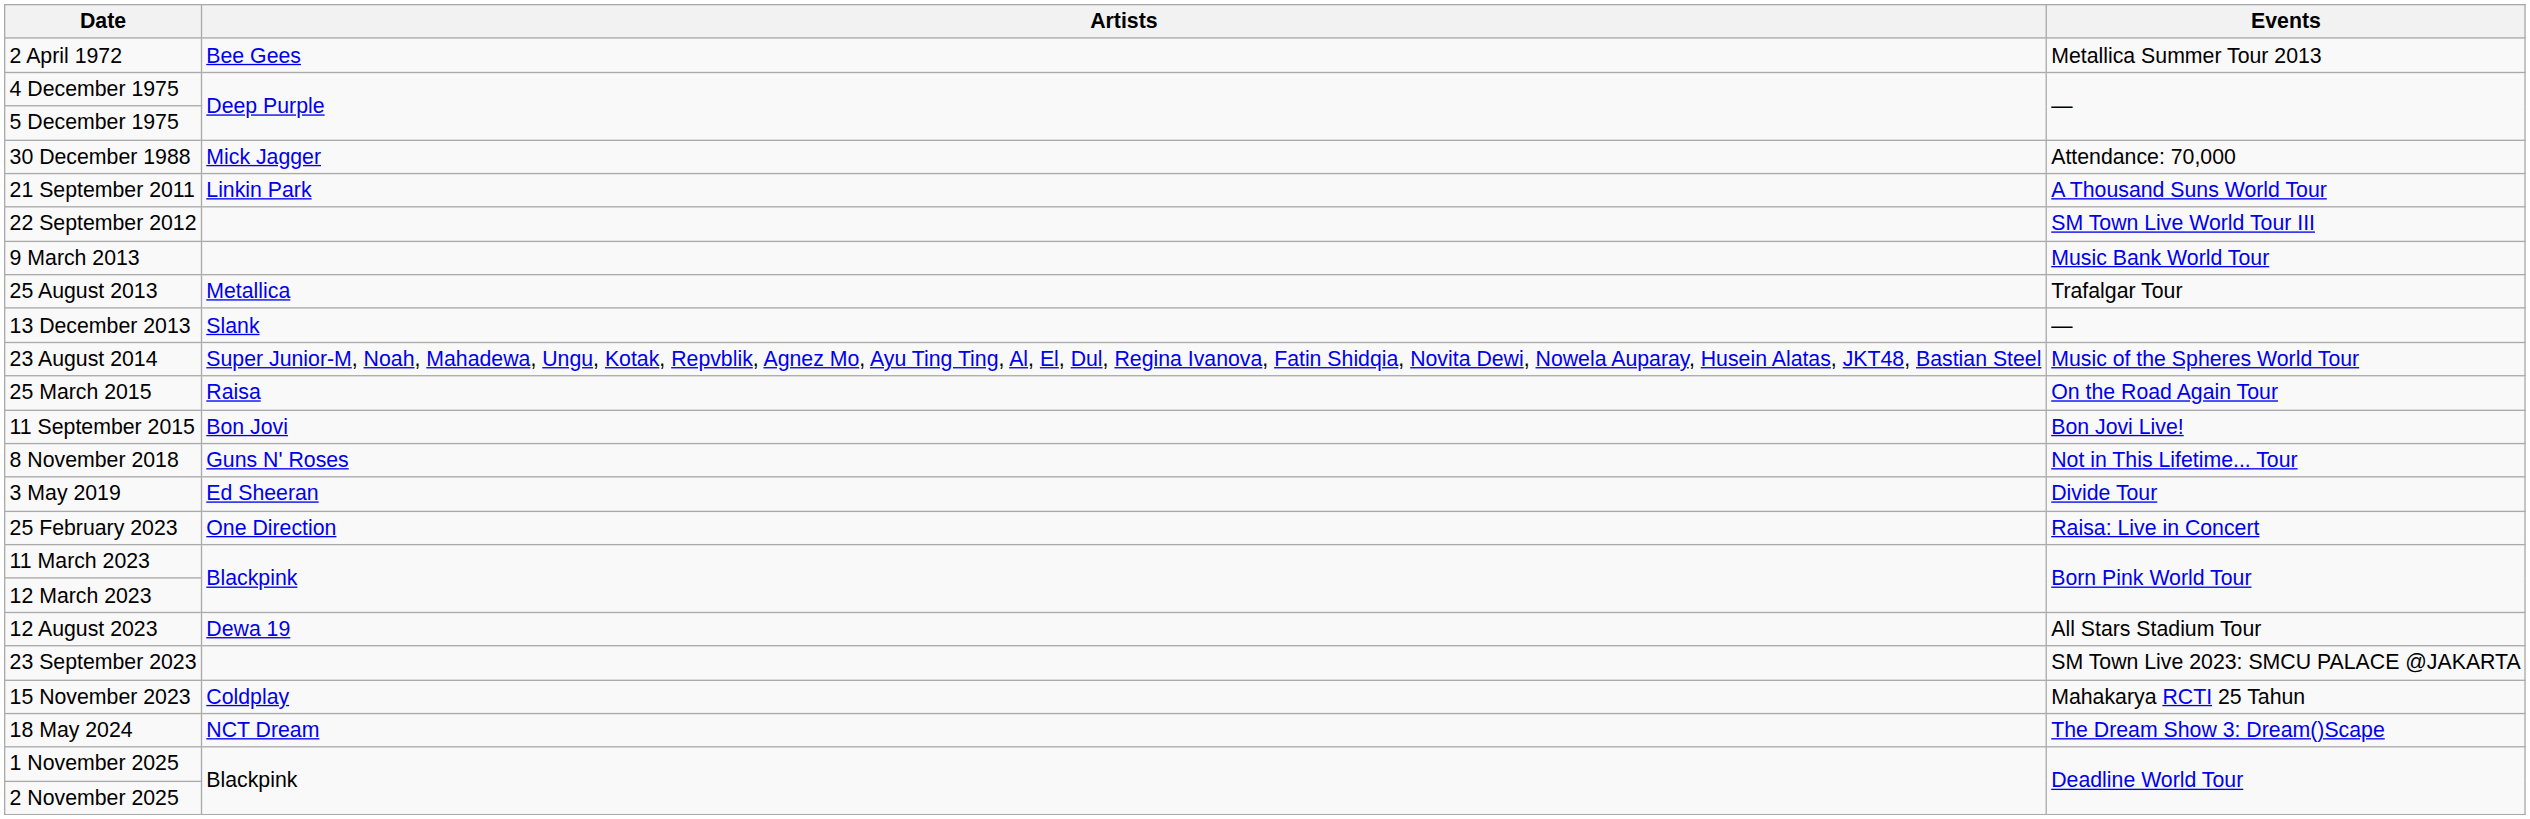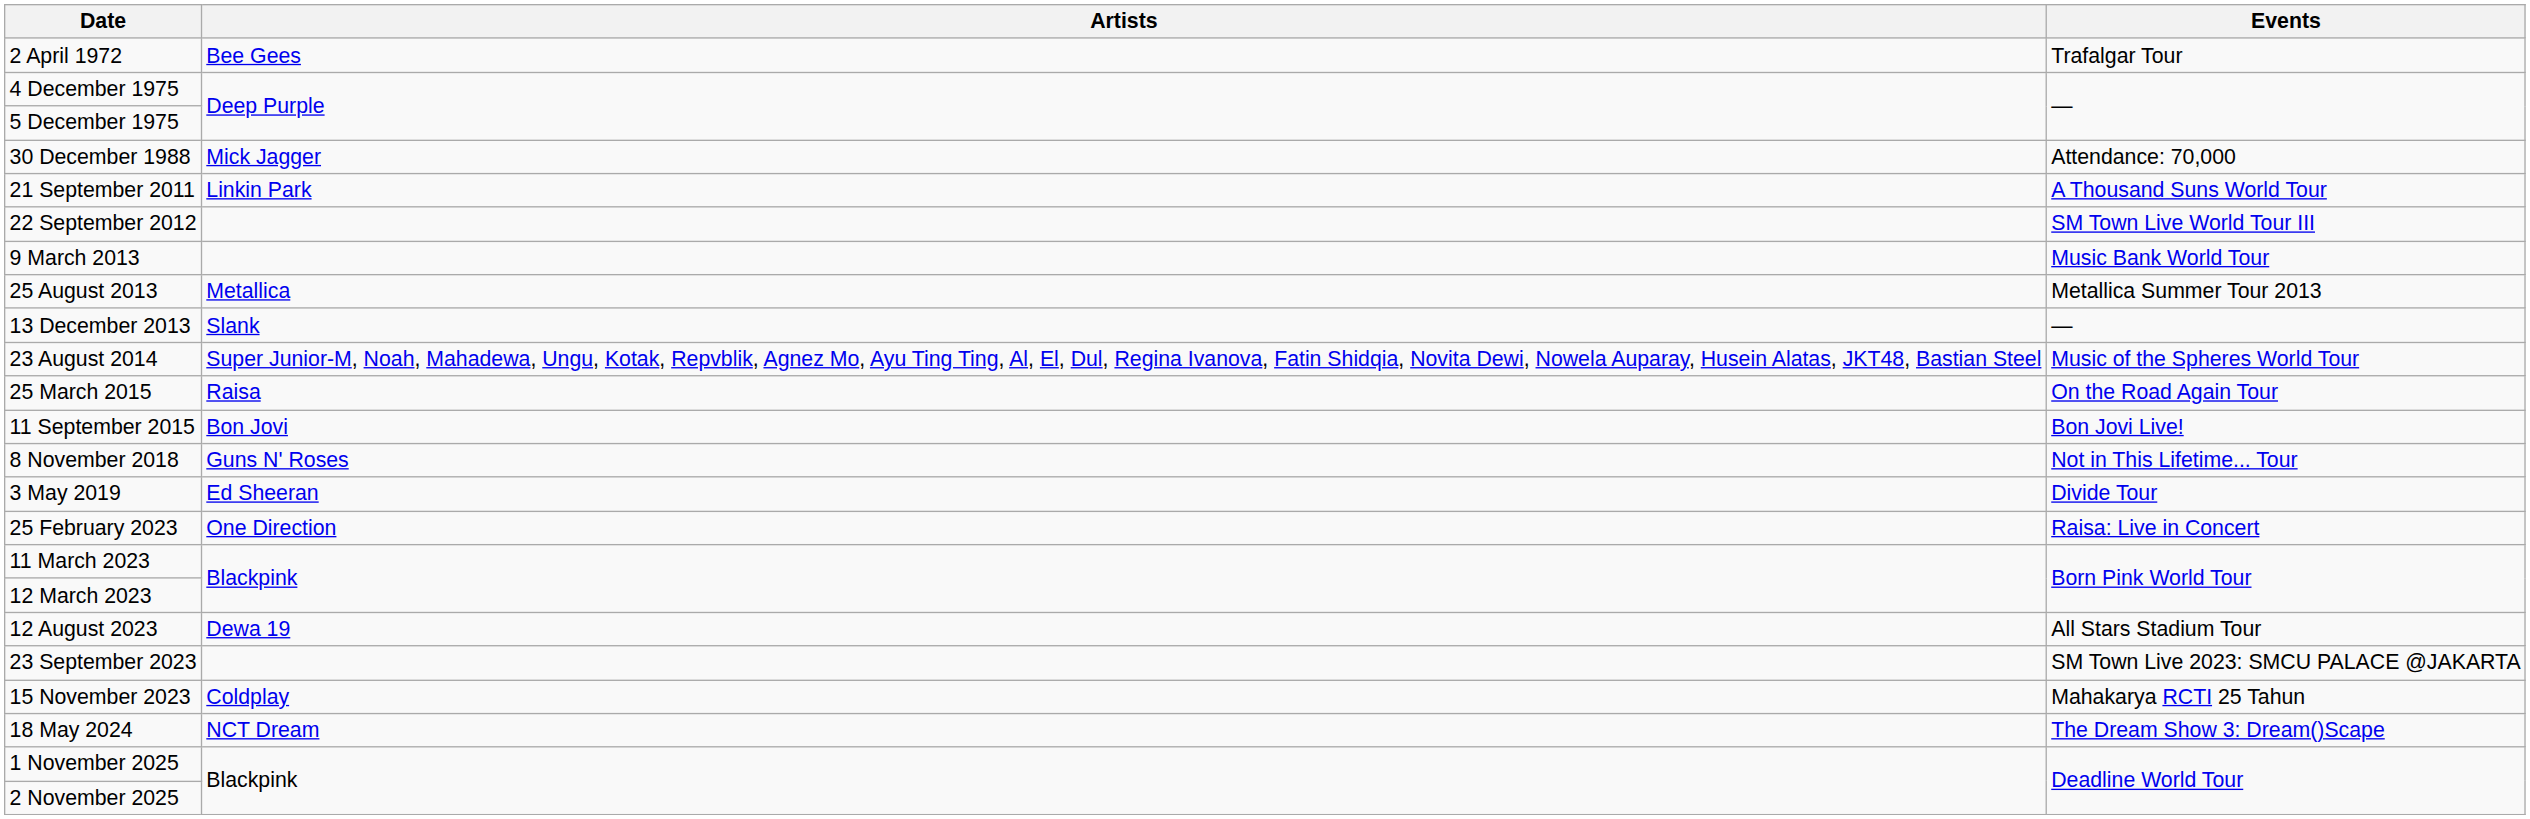(2186, 55) Metallica Summer Tour 2013 -> (2117, 55) Trafalgar Tour
(2117, 291) Trafalgar Tour -> (2186, 291) Metallica Summer Tour 2013
